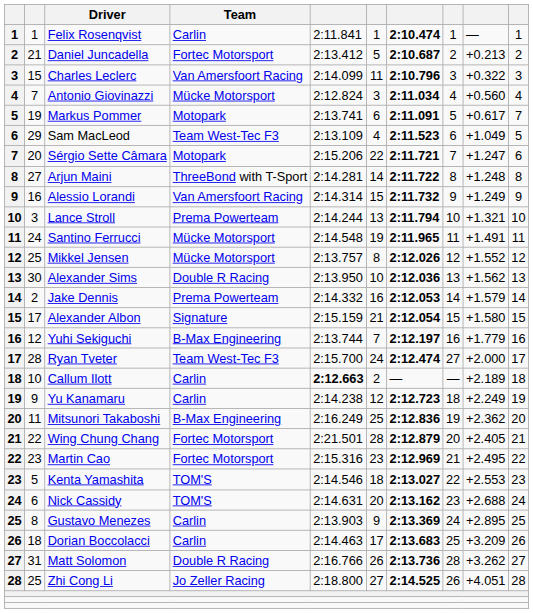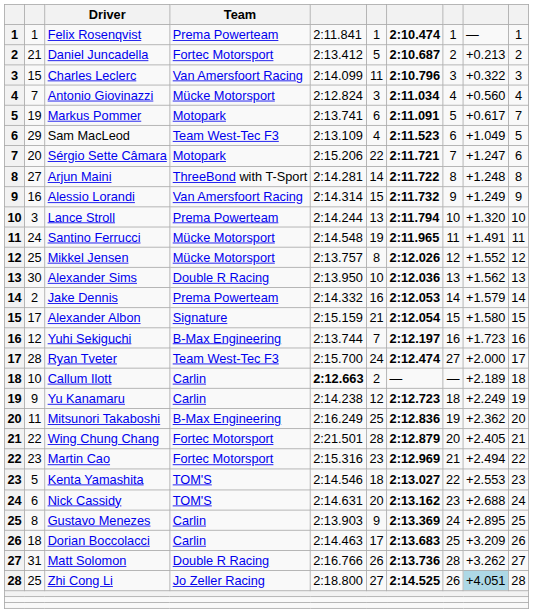(189, 35) Carlin -> (226, 35) Prema Powerteam
(486, 217) +1.321 -> (486, 217) +1.320
(486, 338) +1.779 -> (486, 338) +1.723
(486, 459) +2.495 -> (486, 459) +2.494
(486, 581) no background -> (486, 581) lightblue background
